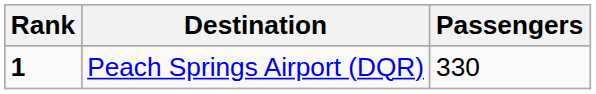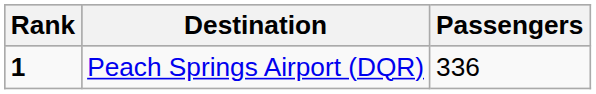(458, 66) 330 -> (458, 66) 336
